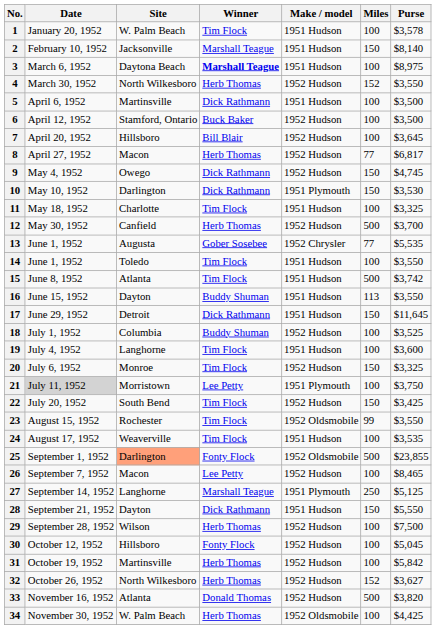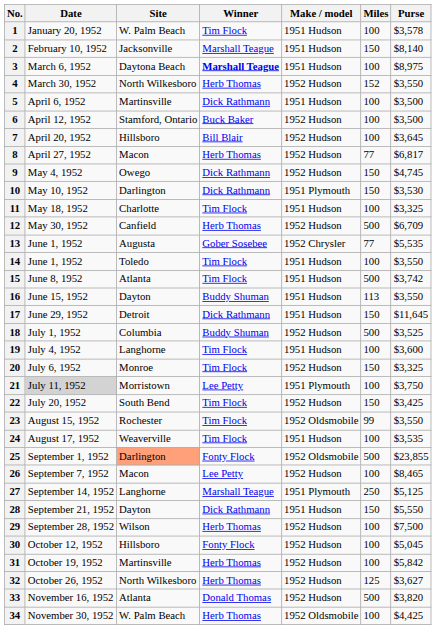(408, 225) $3,700 -> (408, 225) $6,709
(372, 332) 100 -> (372, 332) 500
(372, 580) 152 -> (372, 580) 125
